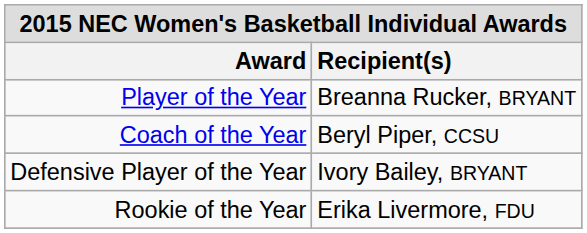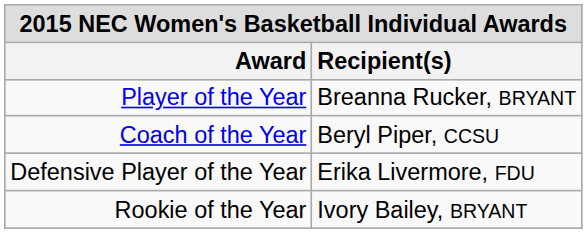(422, 172) Ivory Bailey, BRYANT -> (426, 172) Erika Livermore, FDU
(426, 209) Erika Livermore, FDU -> (422, 209) Ivory Bailey, BRYANT
